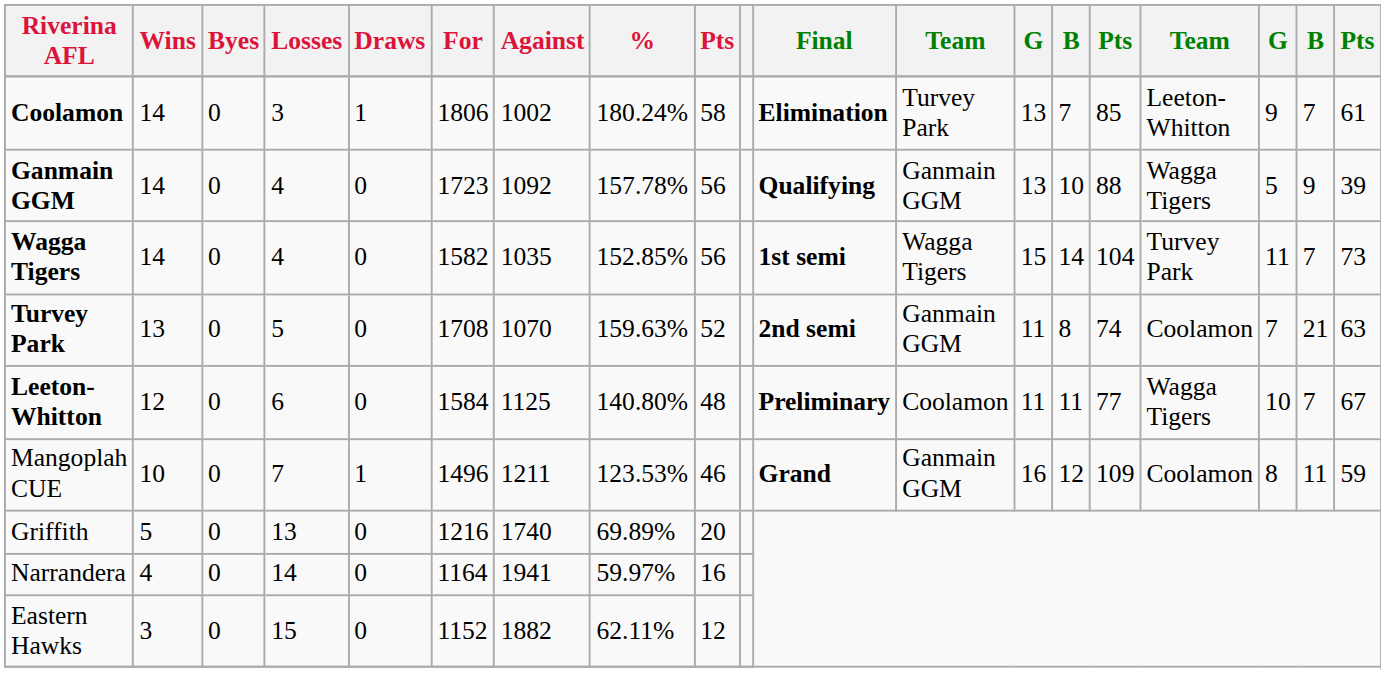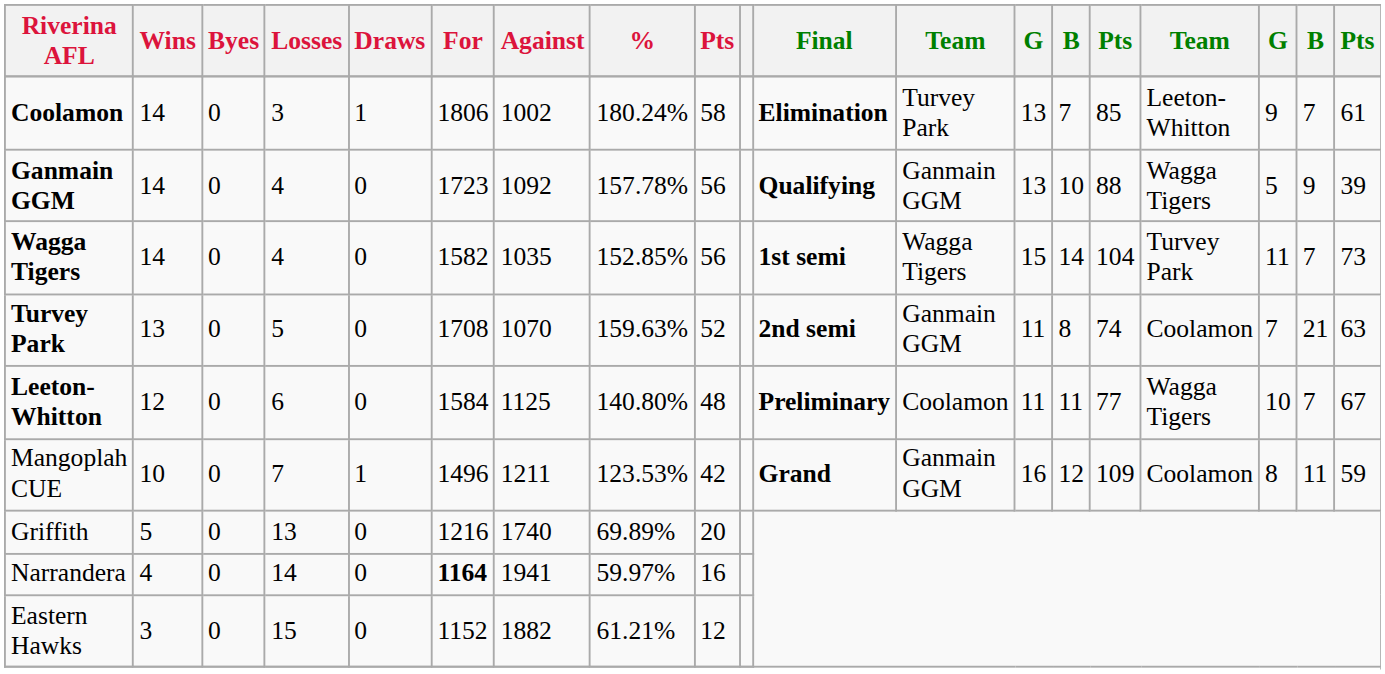(713, 473) 46 -> (713, 473) 42
(463, 573) normal -> (462, 573) bold
(635, 630) 62.11% -> (636, 630) 61.21%
